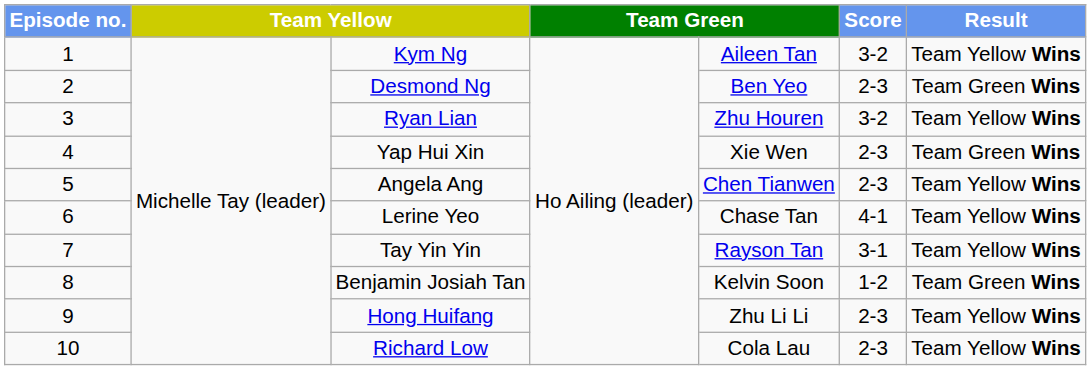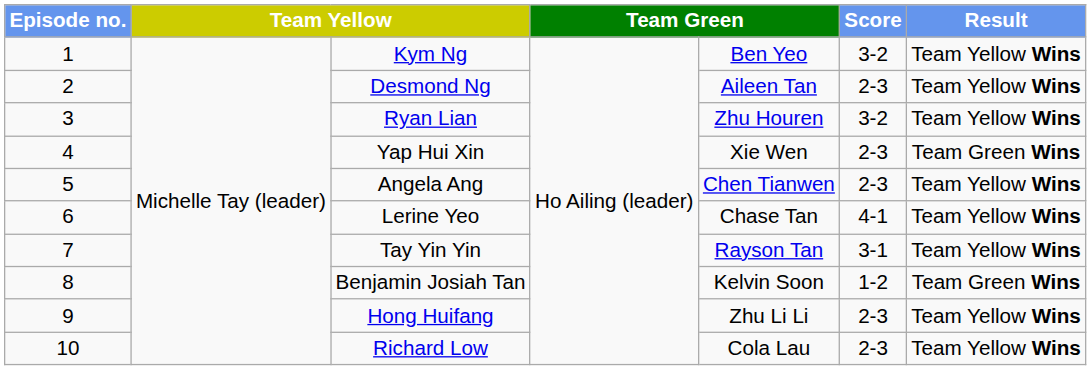(769, 53) Aileen Tan -> (769, 53) Ben Yeo
(769, 86) Ben Yeo -> (769, 86) Aileen Tan
(996, 86) Team Green Wins -> (996, 86) Team Yellow Wins
